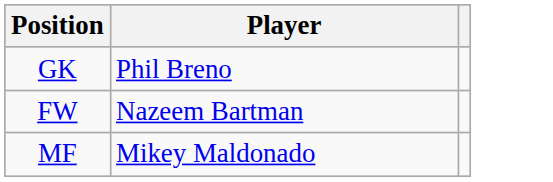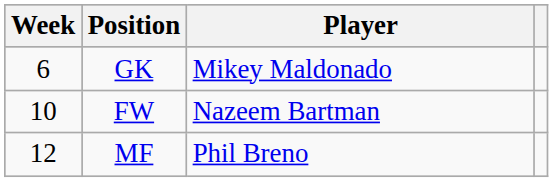+ column: (43, 25)
(174, 68) Phil Breno -> (292, 68) Mikey Maldonado
(216, 153) Mikey Maldonado -> (251, 153) Phil Breno
